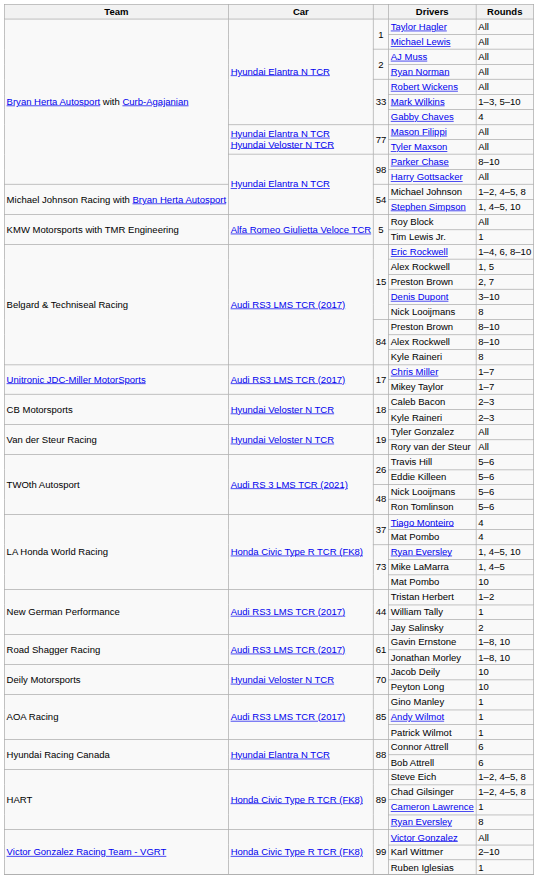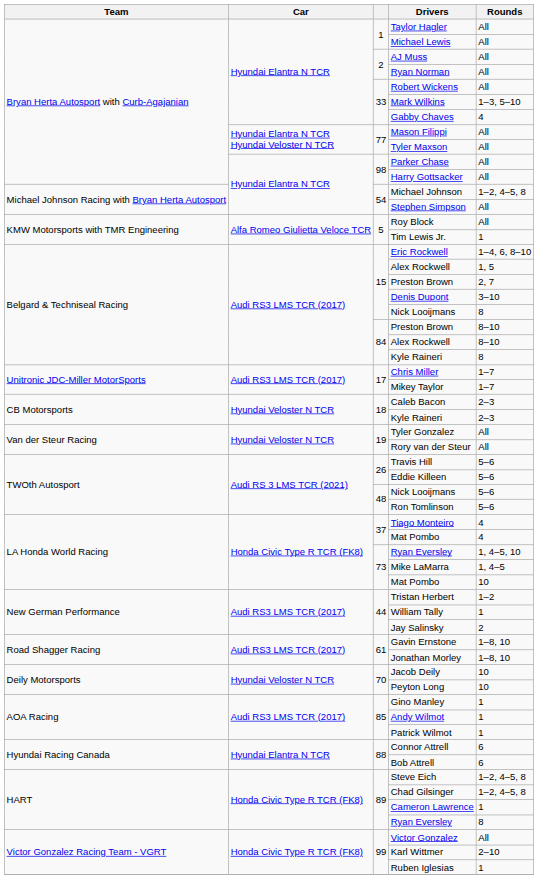(489, 162) 8–10 -> (484, 162) All
(499, 207) 1, 4–5, 10 -> (484, 207) All
